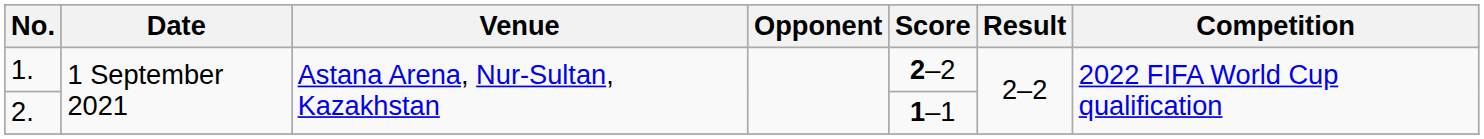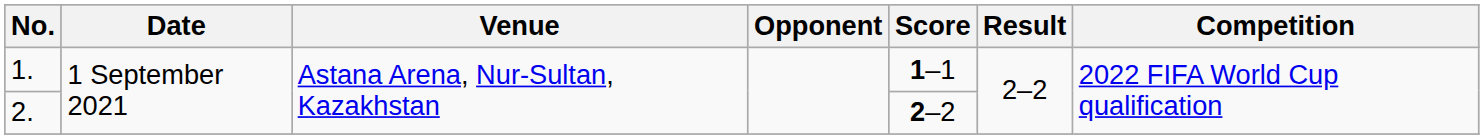(933, 69) 2–2 -> (933, 69) 1–1
(933, 112) 1–1 -> (933, 112) 2–2
